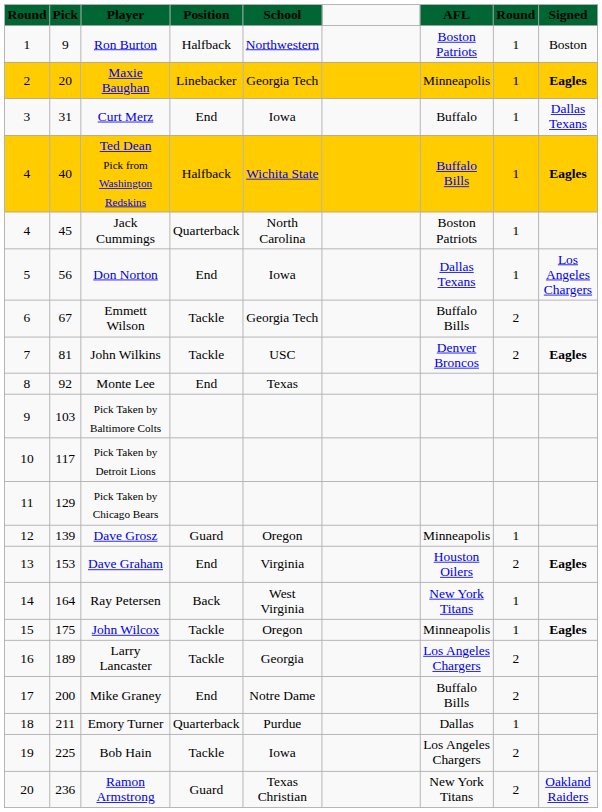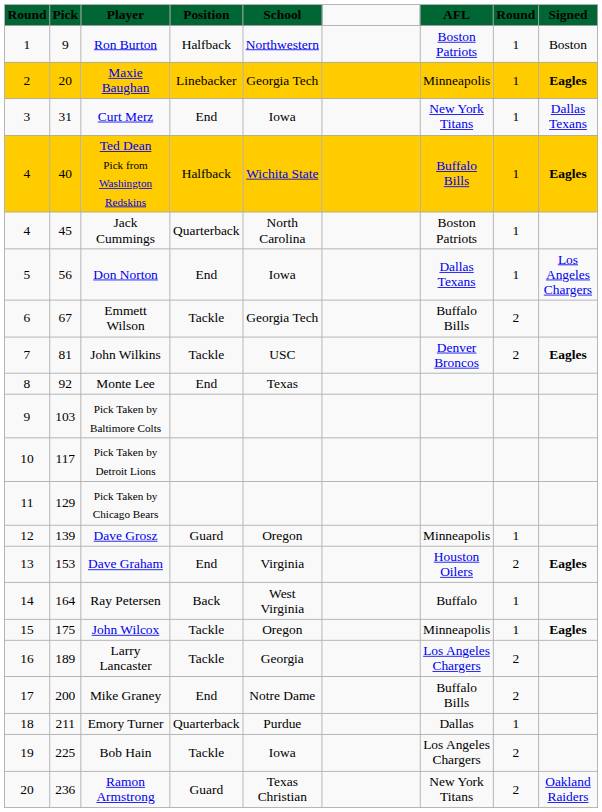(457, 116) Buffalo -> (457, 116) New York Titans
(457, 600) New York Titans -> (457, 600) Buffalo
